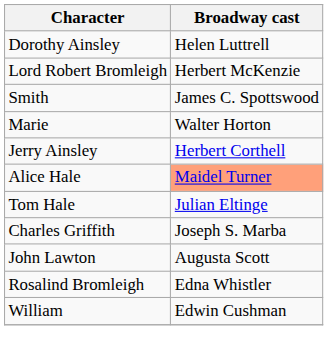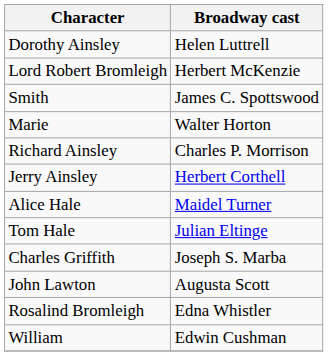+ row: (63, 151)
(223, 177) lightsalmon background -> (223, 204) no background
